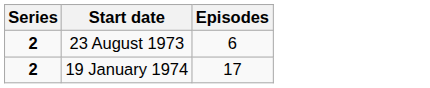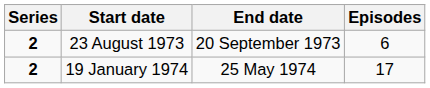+ column: (268, 17)
